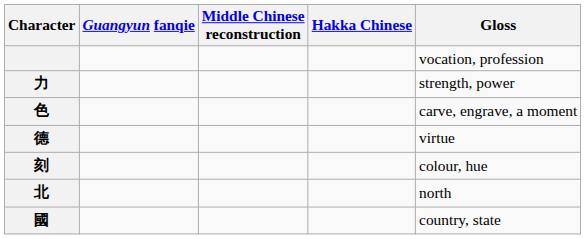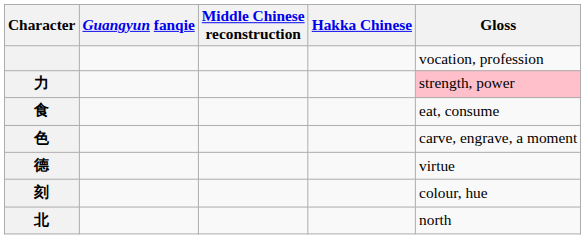(467, 84) no background -> (467, 84) pink background
+ row: (42, 110)
- row: (42, 219)
